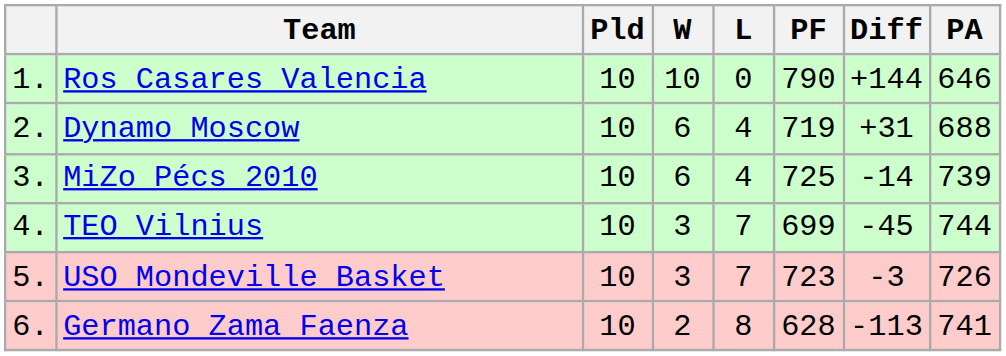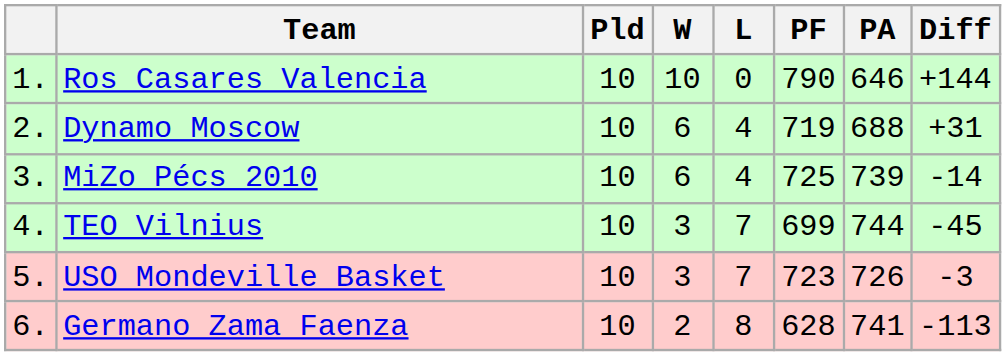columns swapped: (965, 30) <-> (886, 30)
